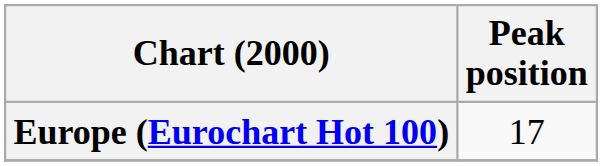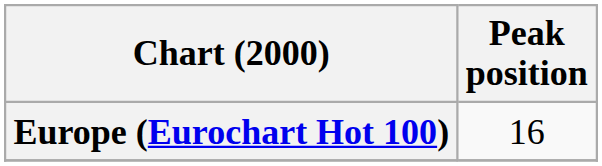(527, 130) 17 -> (527, 130) 16
